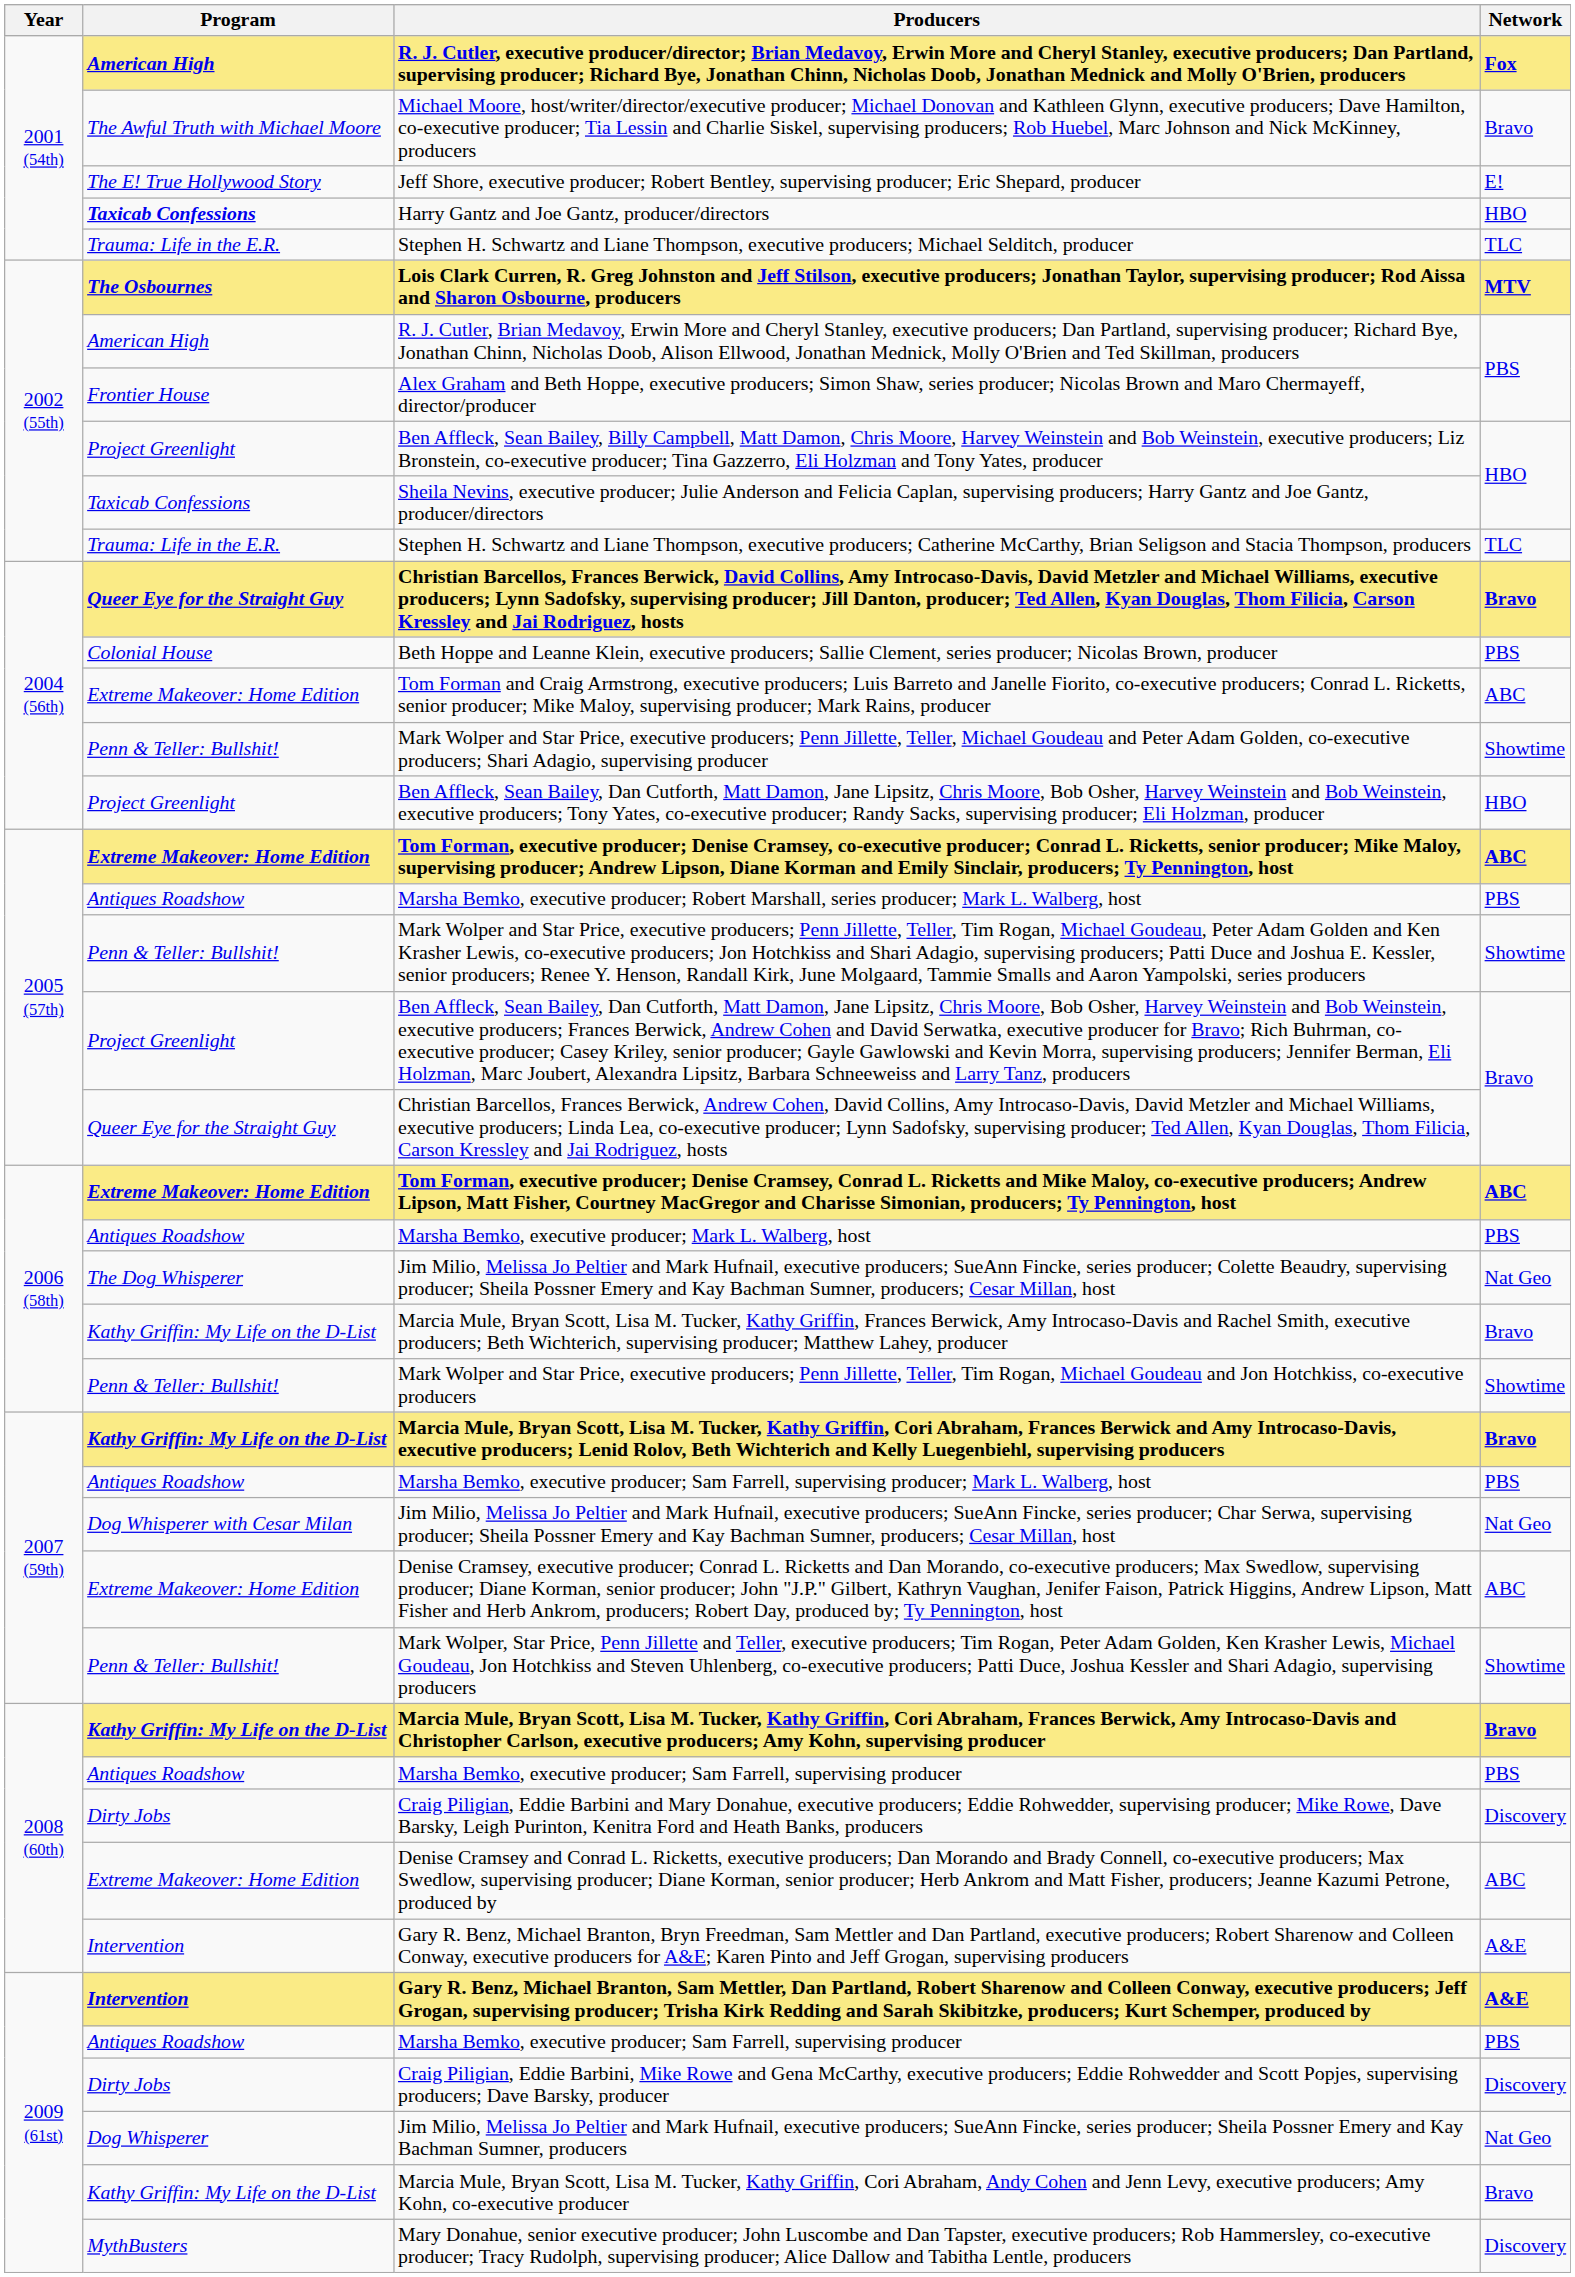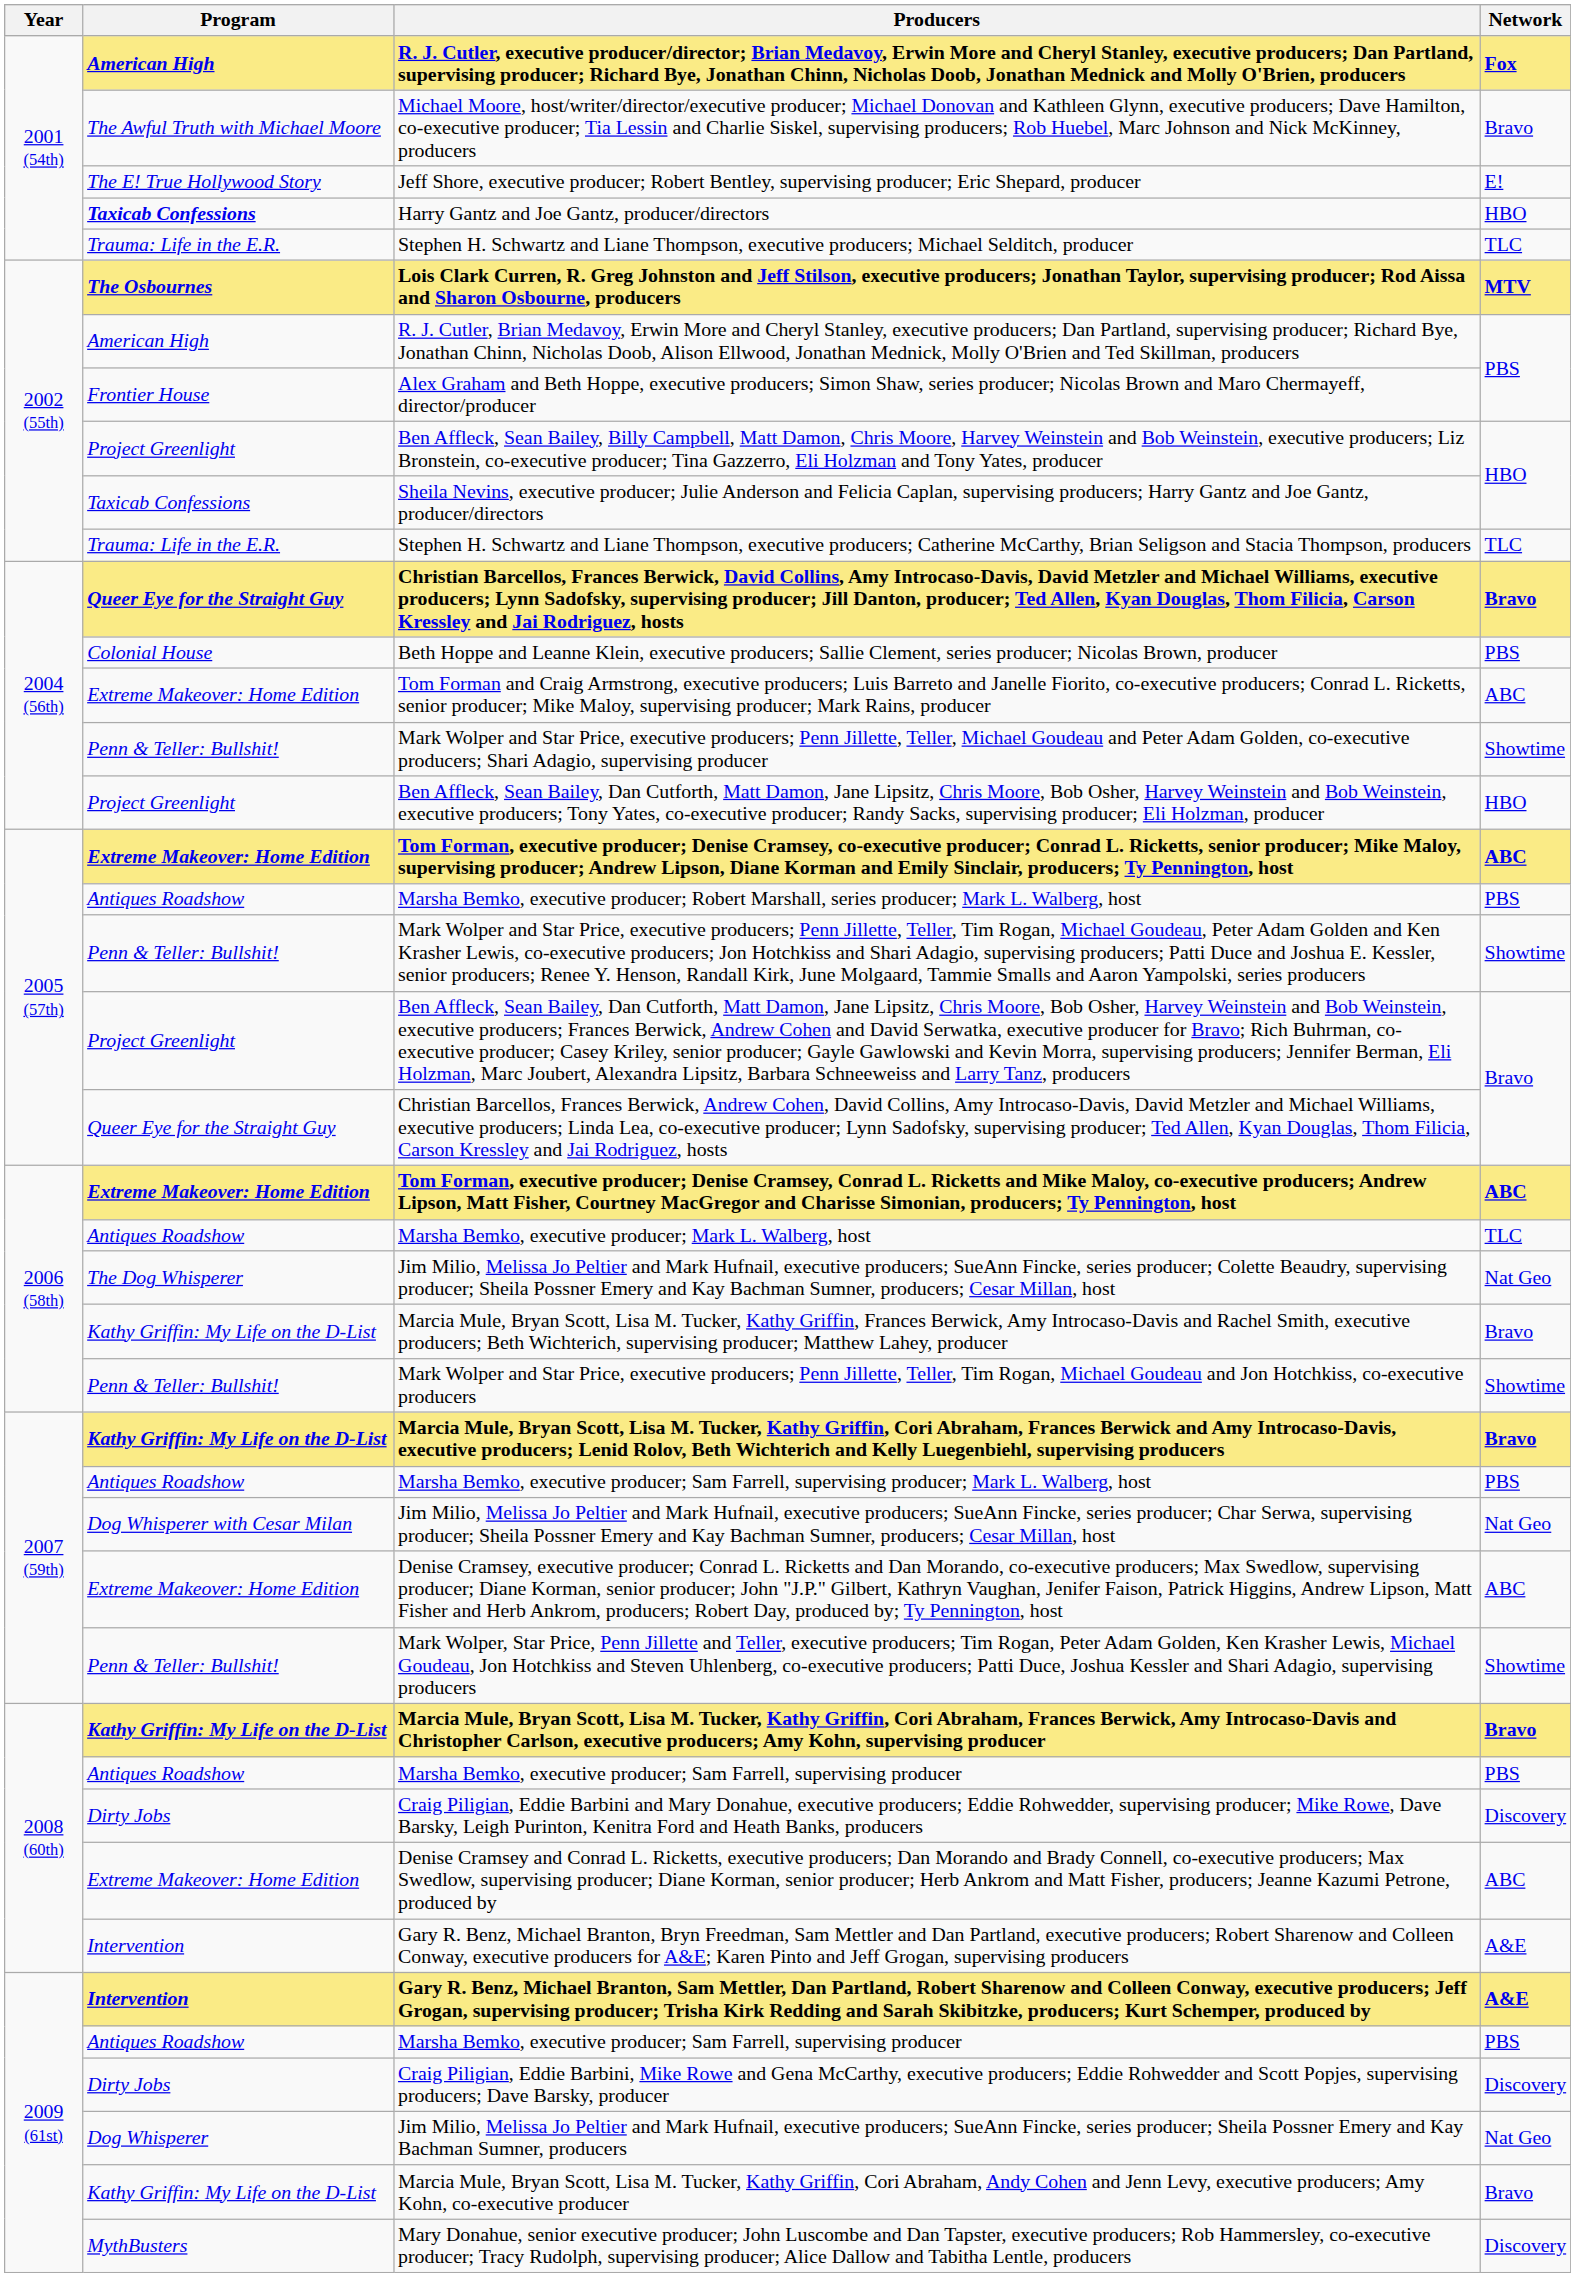(1502, 1234) PBS -> (1503, 1234) TLC
